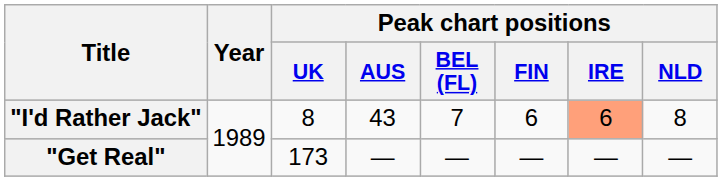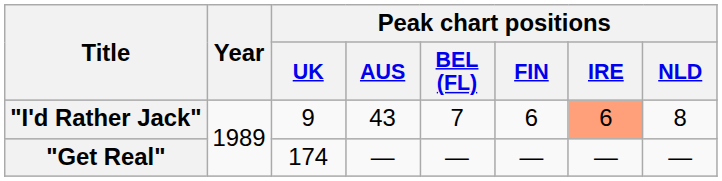(308, 118) 8 -> (308, 118) 9
(308, 156) 173 -> (308, 156) 174
